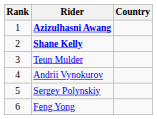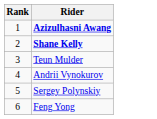- column: (133, 12)
